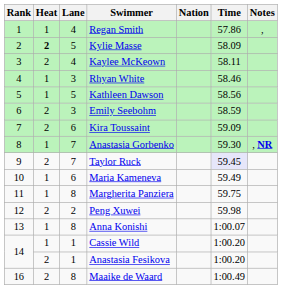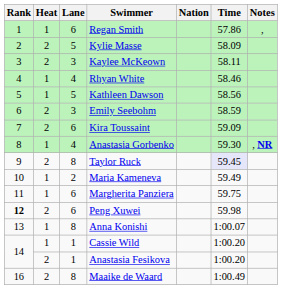(73, 29) 4 -> (73, 29) 6
(46, 45) bold -> (46, 45) normal
(73, 62) 4 -> (73, 62) 3
(73, 78) 3 -> (73, 78) 4
(73, 144) 7 -> (73, 144) 4
(73, 161) 7 -> (73, 161) 8
(73, 177) 6 -> (73, 177) 2
(73, 194) 8 -> (73, 194) 6
(19, 210) normal -> (19, 210) bold
(73, 210) 2 -> (73, 210) 6
